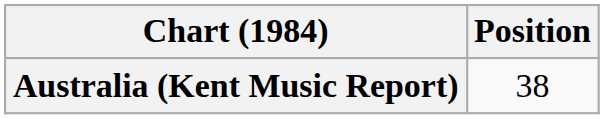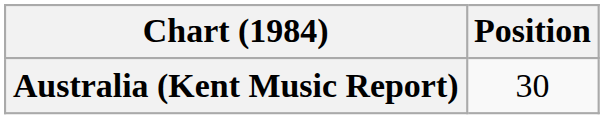(533, 85) 38 -> (533, 85) 30
